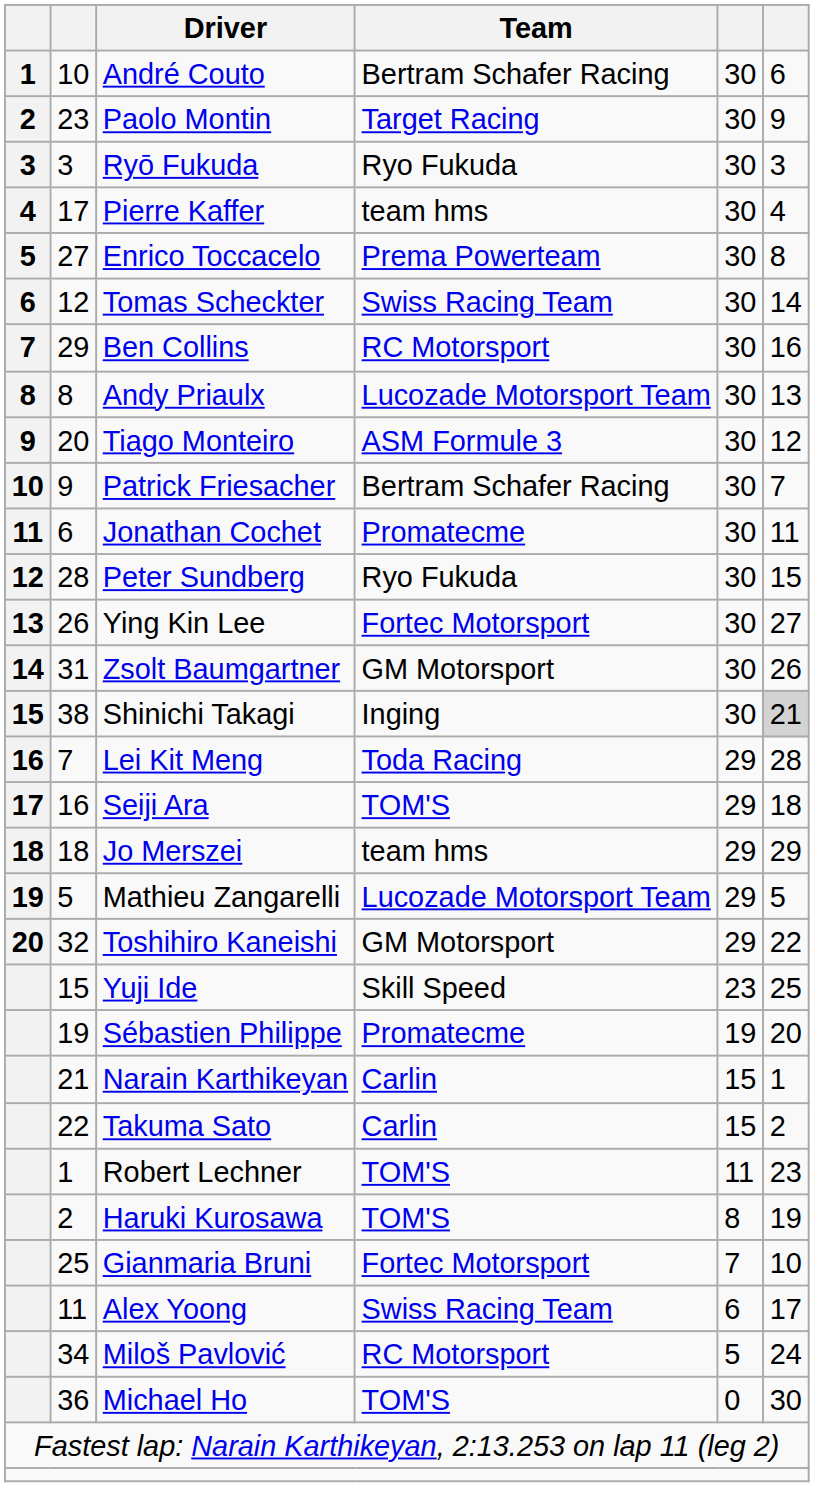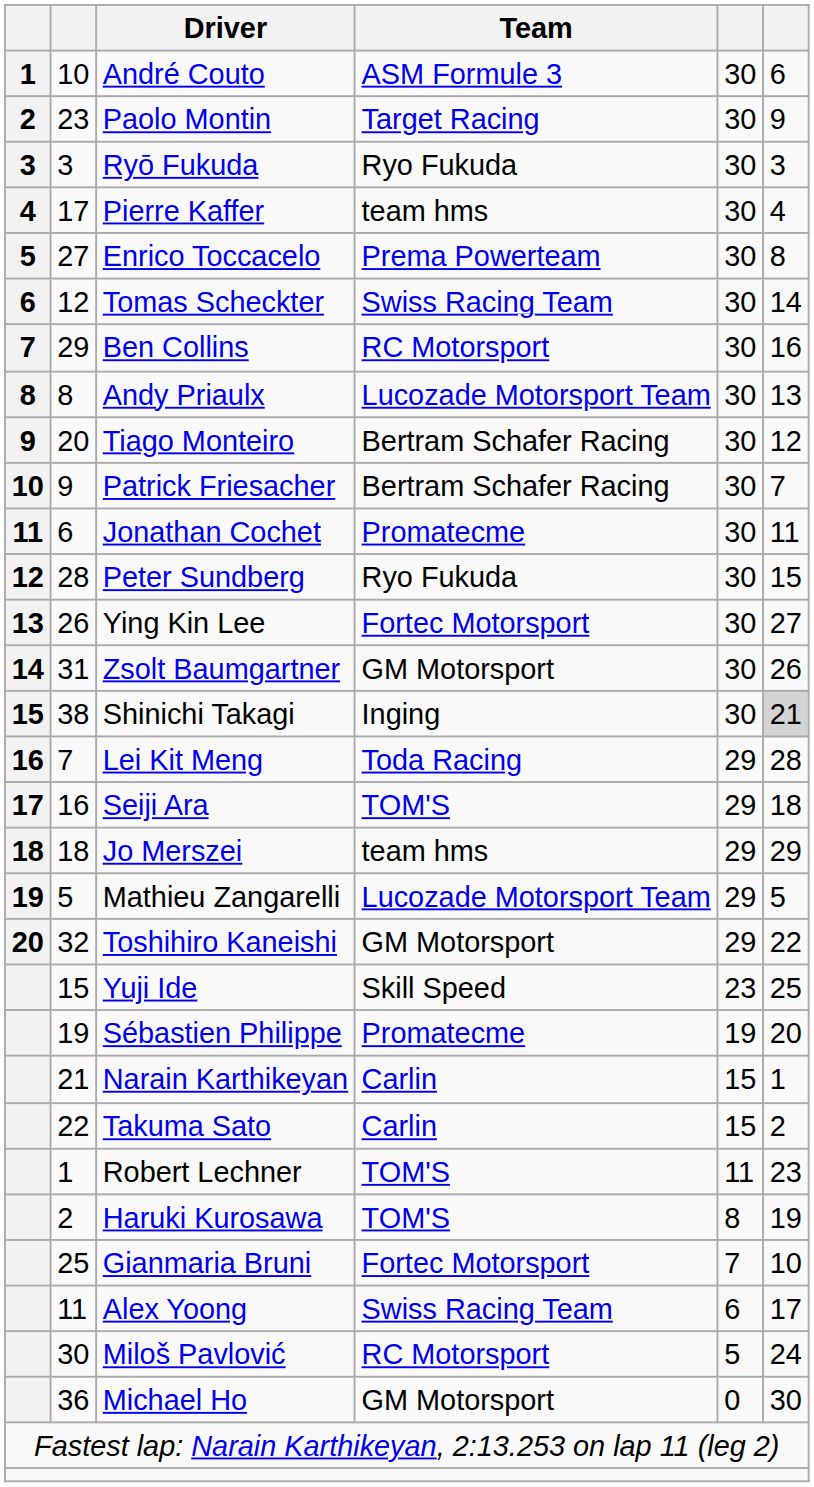(516, 74) Bertram Schafer Racing -> (462, 74) ASM Formule 3
(462, 439) ASM Formule 3 -> (516, 439) Bertram Schafer Racing
(73, 1354) 34 -> (73, 1354) 30
(406, 1400) TOM'S -> (458, 1400) GM Motorsport
